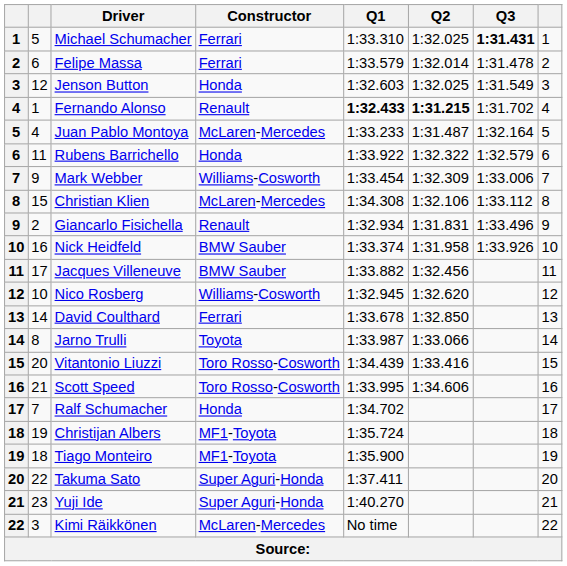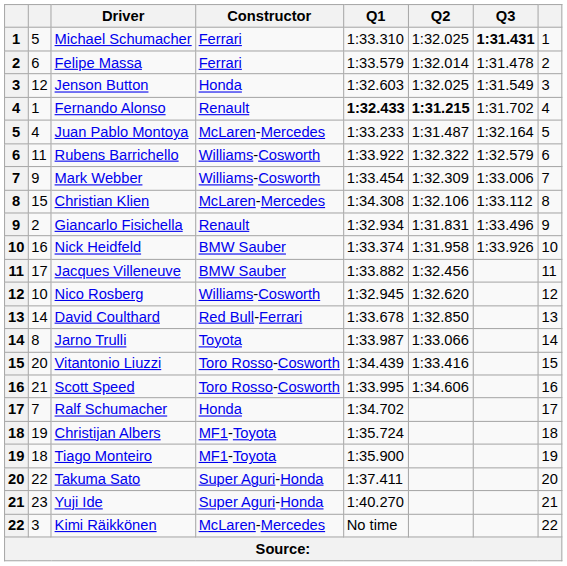(220, 155) Honda -> (259, 155) Williams-Cosworth
(220, 317) Ferrari -> (250, 317) Red Bull-Ferrari
